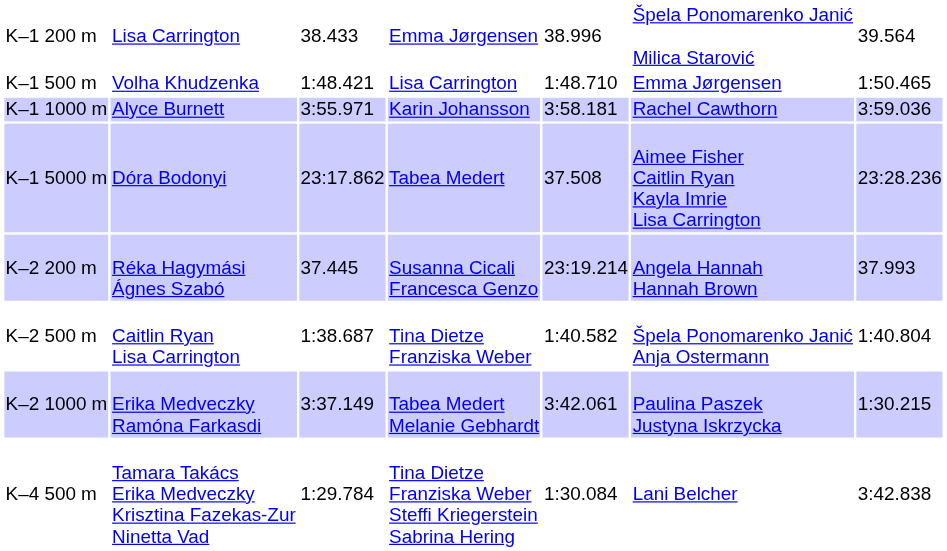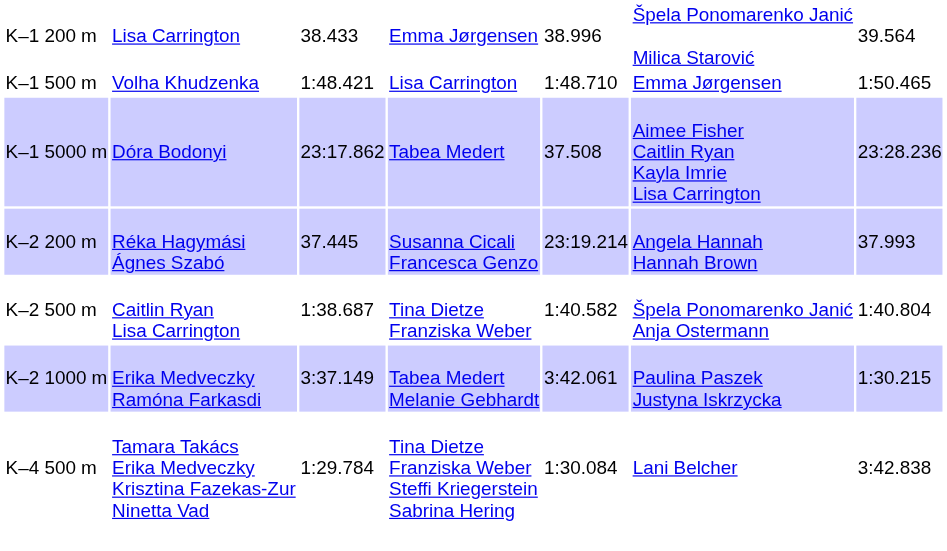- row: (56, 109)
